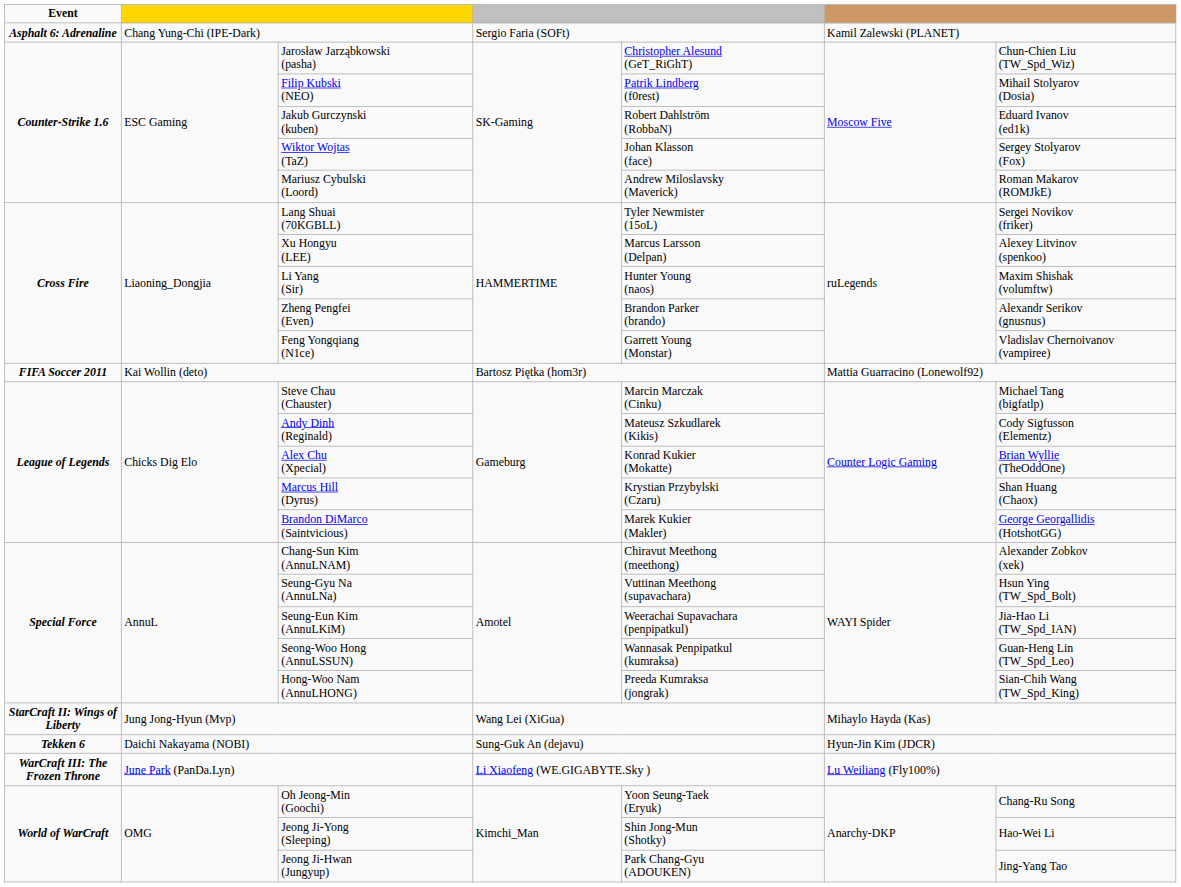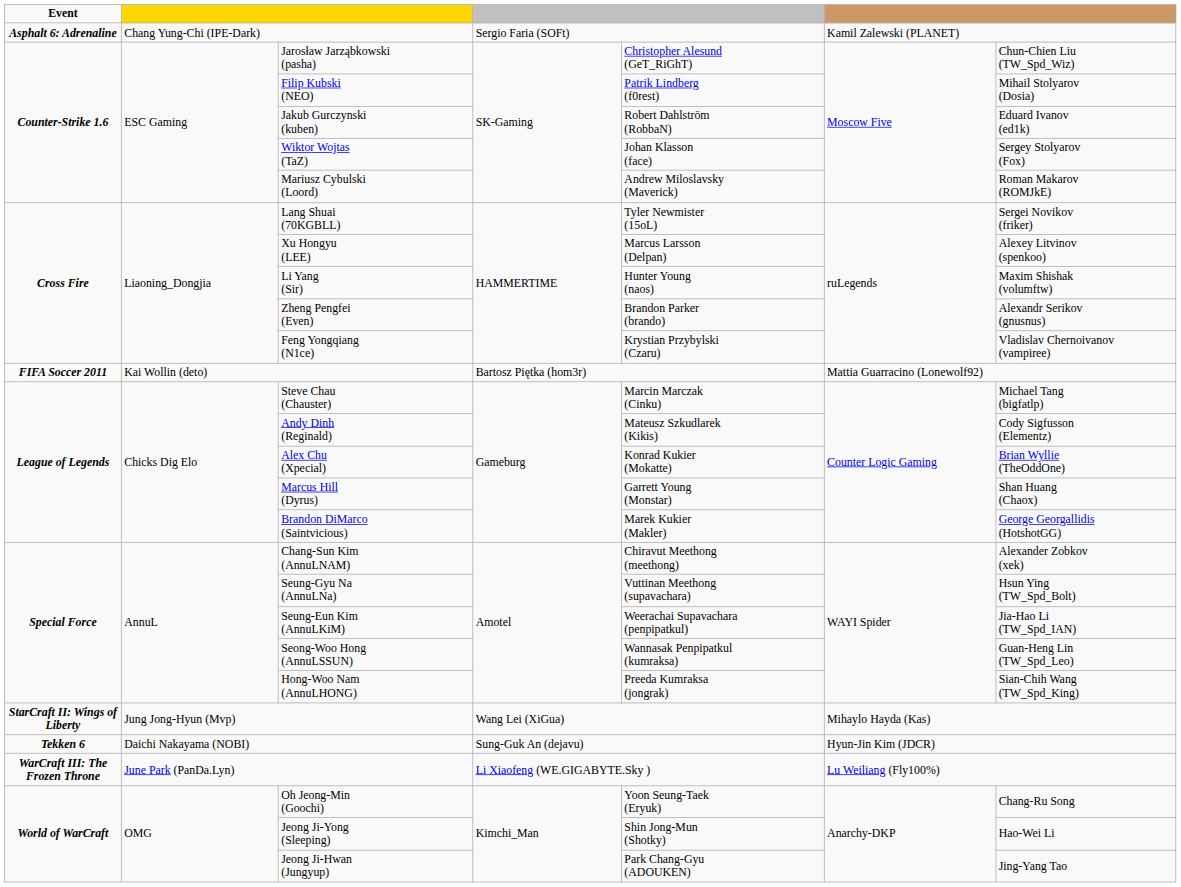(658, 346) Garrett Young (Monstar) -> (672, 346) Krystian Przybylski (Czaru)
(672, 494) Krystian Przybylski (Czaru) -> (658, 494) Garrett Young (Monstar)
